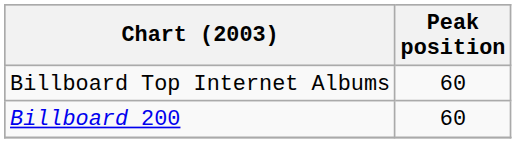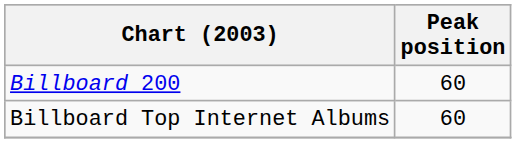rows swapped: (95, 119) <-> (200, 83)
